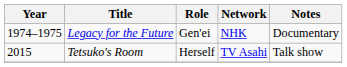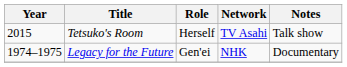rows swapped: (120, 33) <-> (105, 52)
